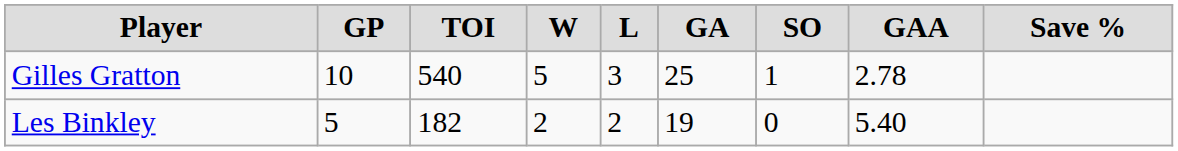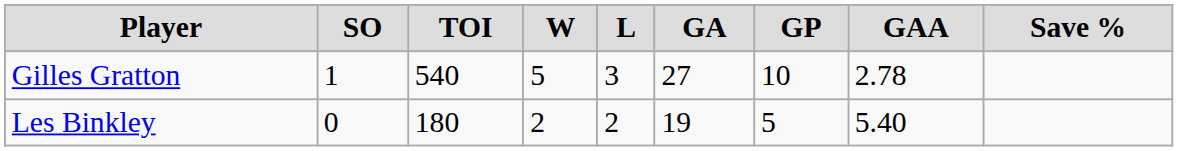columns swapped: (364, 27) <-> (802, 27)
(679, 74) 25 -> (676, 74) 27
(440, 121) 182 -> (437, 121) 180
